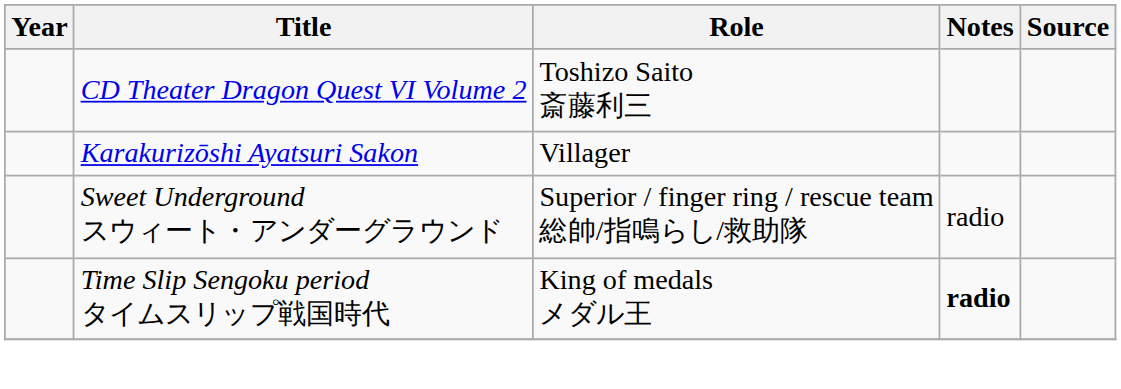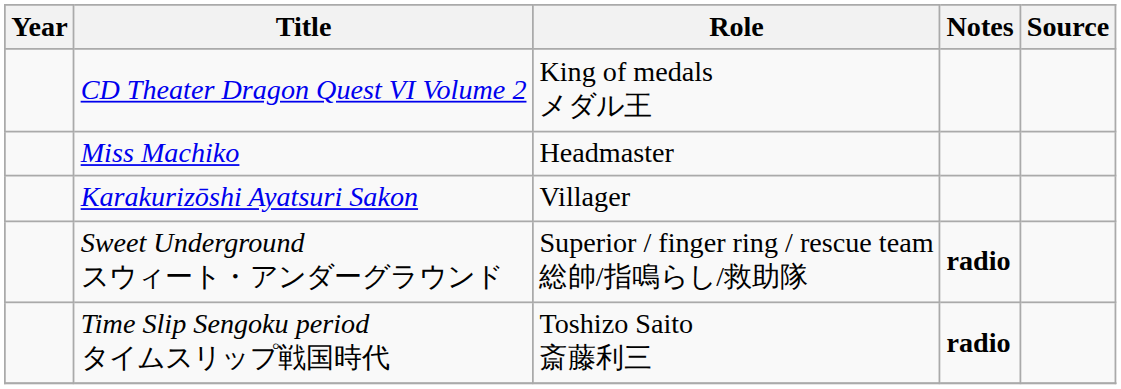(616, 88) Toshizo Saito 斎藤利三 -> (626, 88) King of medals メダル王
+ row: (160, 153)
(975, 216) normal -> (979, 260) bold
(626, 296) King of medals メダル王 -> (616, 340) Toshizo Saito 斎藤利三
